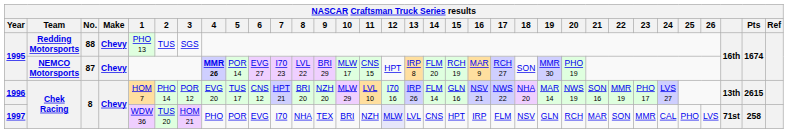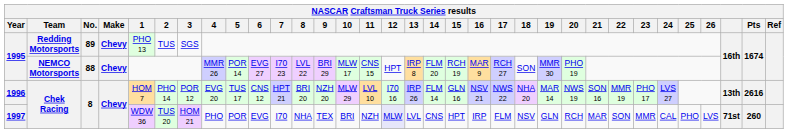(90, 44) 88 -> (90, 44) 89
(90, 68) 87 -> (90, 68) 88
(214, 68) bold -> (214, 68) normal
(754, 92) 2615 -> (754, 92) 2616
(754, 116) 258 -> (754, 116) 260
